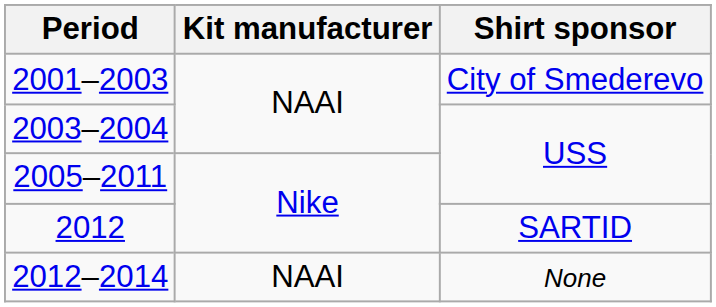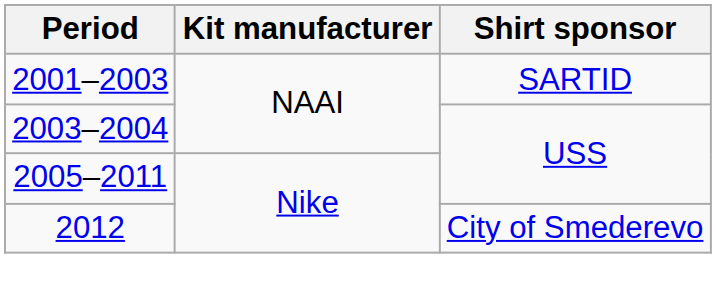(575, 78) City of Smederevo -> (575, 78) SARTID
(575, 227) SARTID -> (575, 227) City of Smederevo
- row: (90, 276)
